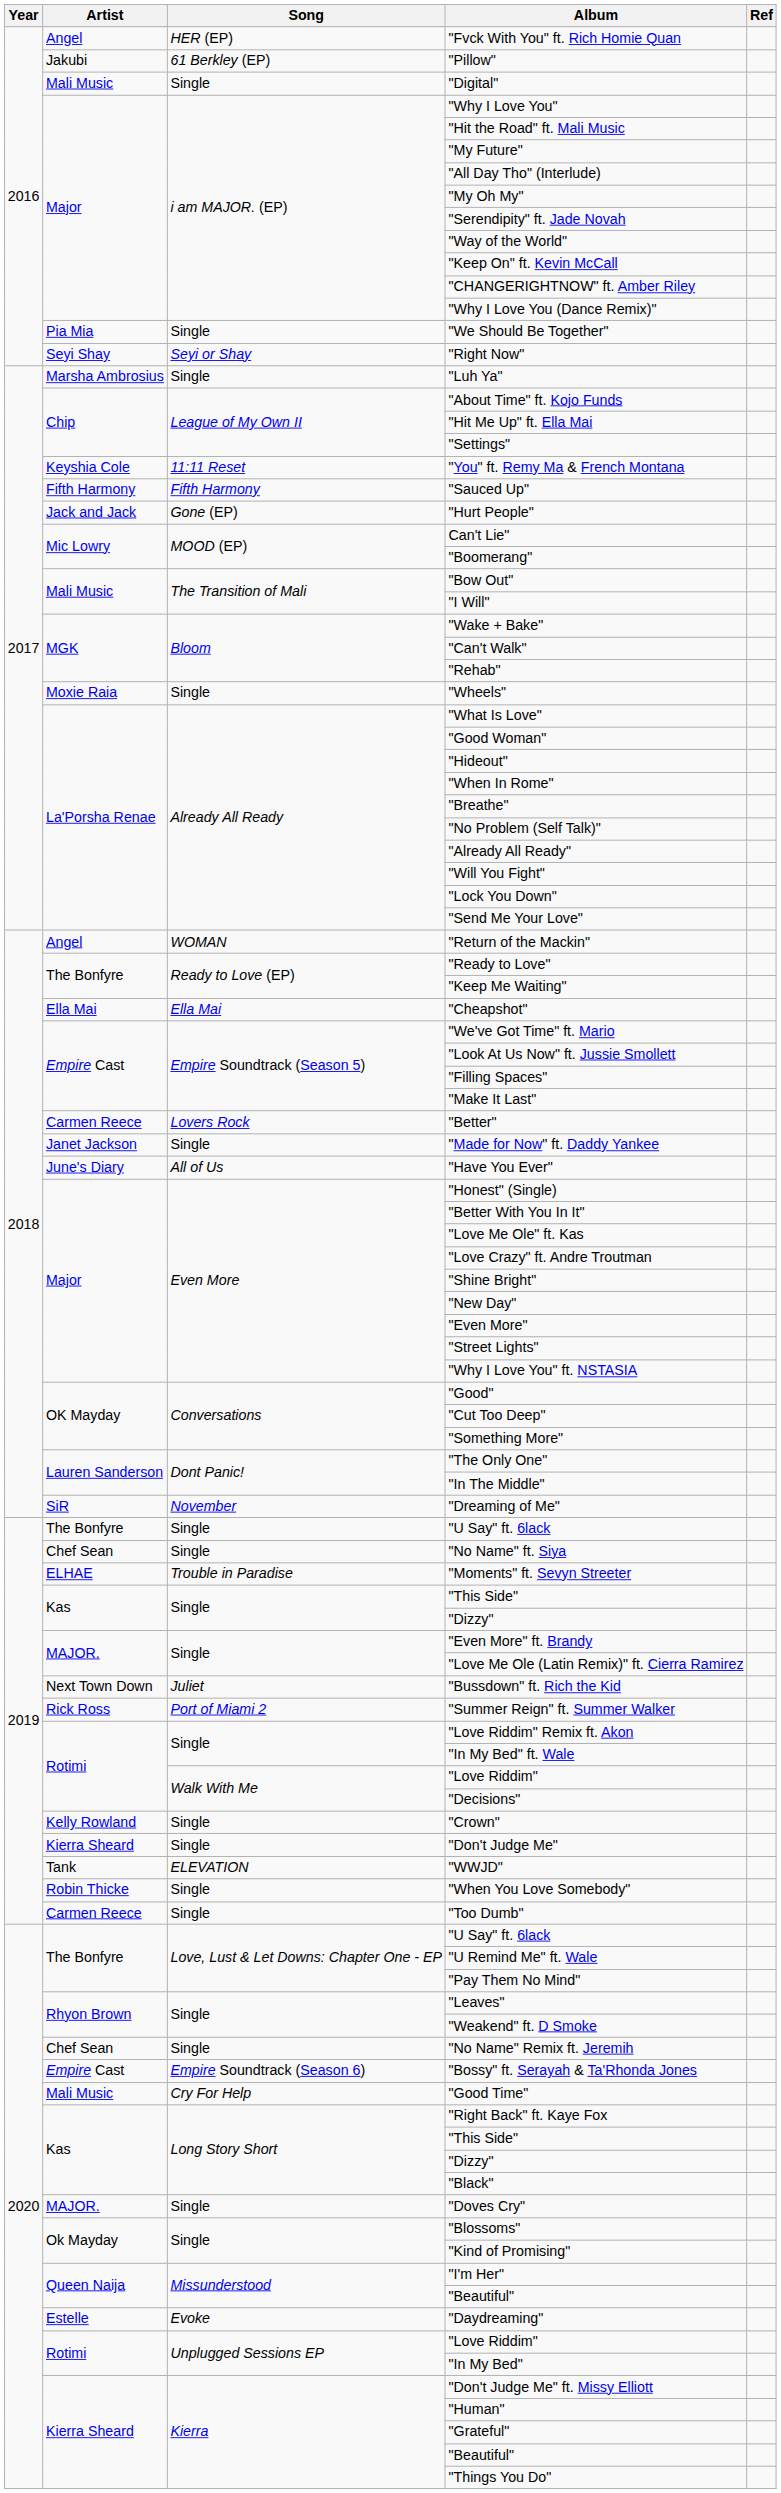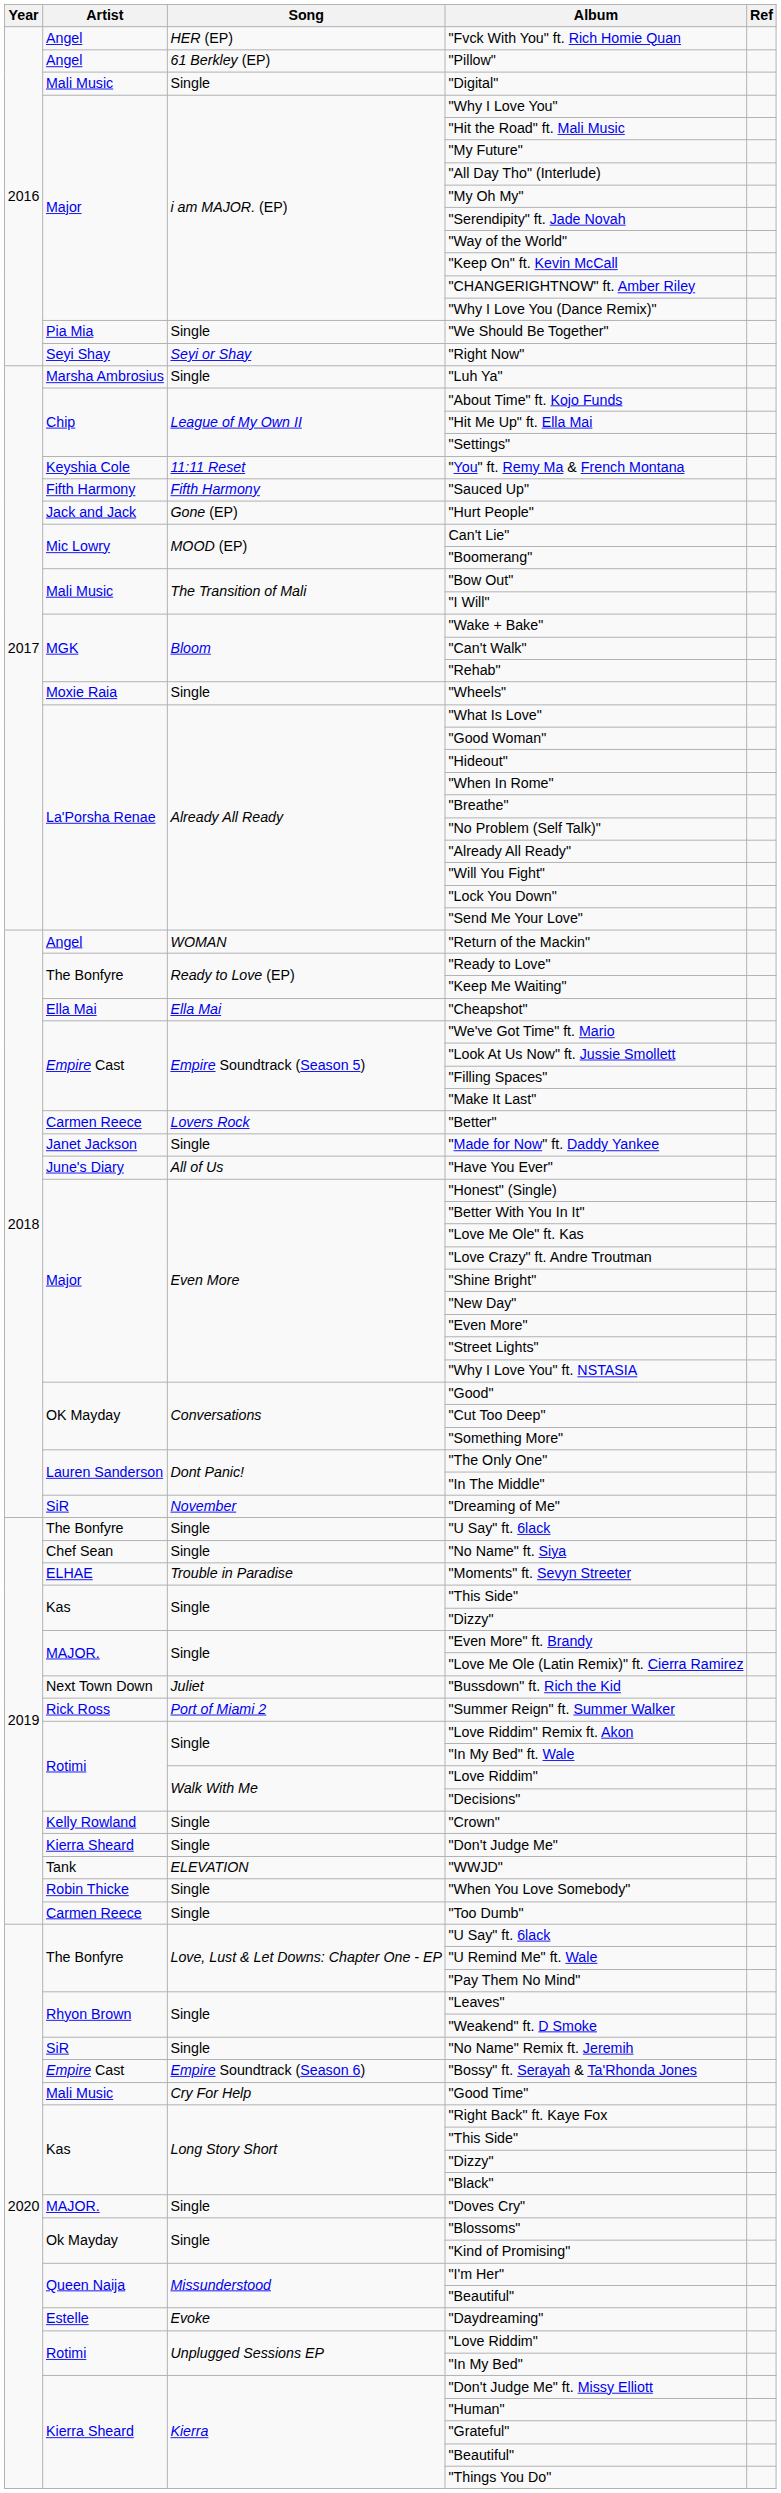(67, 60) Jakubi -> (64, 60) Angel
(80, 2048) Chef Sean -> (57, 2048) SiR
